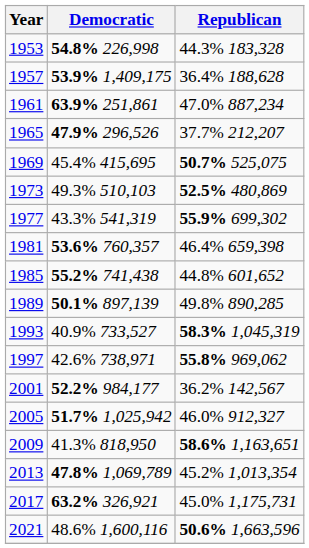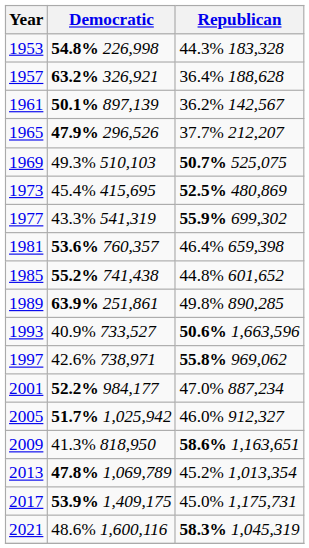(111, 76) 53.9% 1,409,175 -> (105, 76) 63.2% 326,921
(105, 104) 63.9% 251,861 -> (105, 104) 50.1% 897,139
(232, 104) 47.0% 887,234 -> (232, 104) 36.2% 142,567
(104, 161) 45.4% 415,695 -> (104, 161) 49.3% 510,103
(104, 189) 49.3% 510,103 -> (104, 189) 45.4% 415,695
(105, 303) 50.1% 897,139 -> (105, 303) 63.9% 251,861
(240, 331) 58.3% 1,045,319 -> (240, 331) 50.6% 1,663,596
(232, 387) 36.2% 142,567 -> (232, 387) 47.0% 887,234
(105, 501) 63.2% 326,921 -> (111, 501) 53.9% 1,409,175
(240, 529) 50.6% 1,663,596 -> (240, 529) 58.3% 1,045,319
